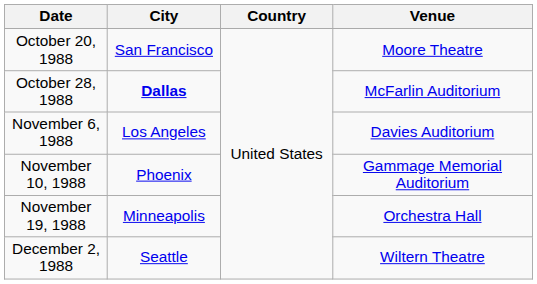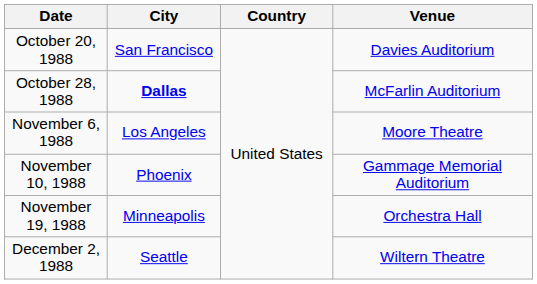(432, 49) Moore Theatre -> (432, 49) Davies Auditorium
(432, 132) Davies Auditorium -> (432, 132) Moore Theatre
